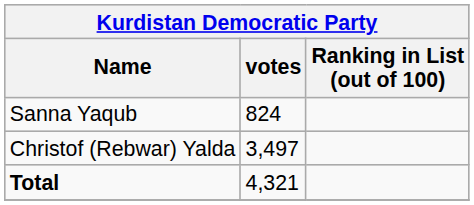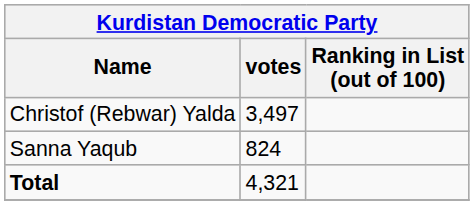rows swapped: (123, 148) <-> (74, 114)
